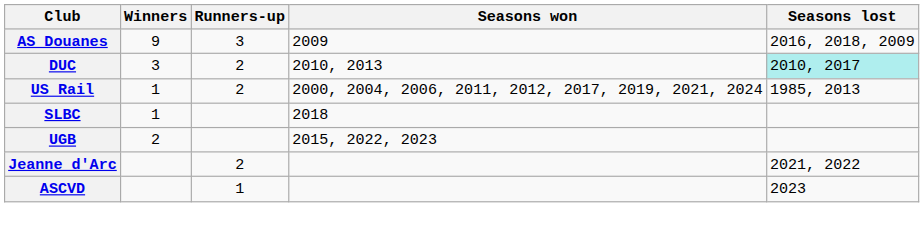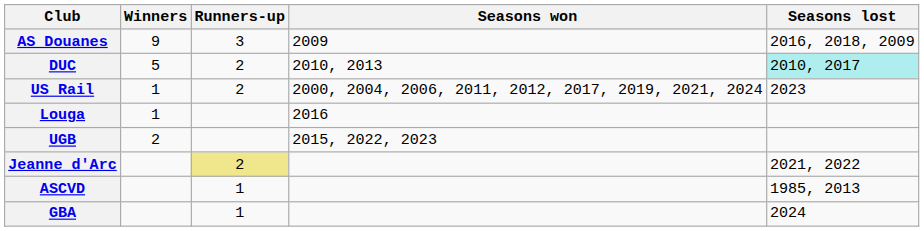(156, 66) 3 -> (156, 66) 5
(815, 91) 1985, 2013 -> (788, 91) 2023
- row: (62, 115)
+ row: (62, 115)
(240, 164) no background -> (240, 164) khaki background
(788, 189) 2023 -> (815, 189) 1985, 2013
+ row: (62, 213)
